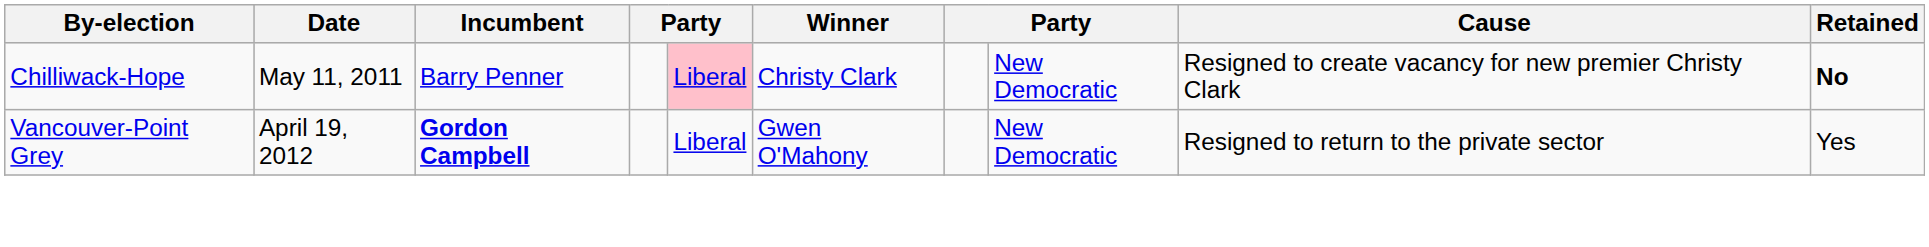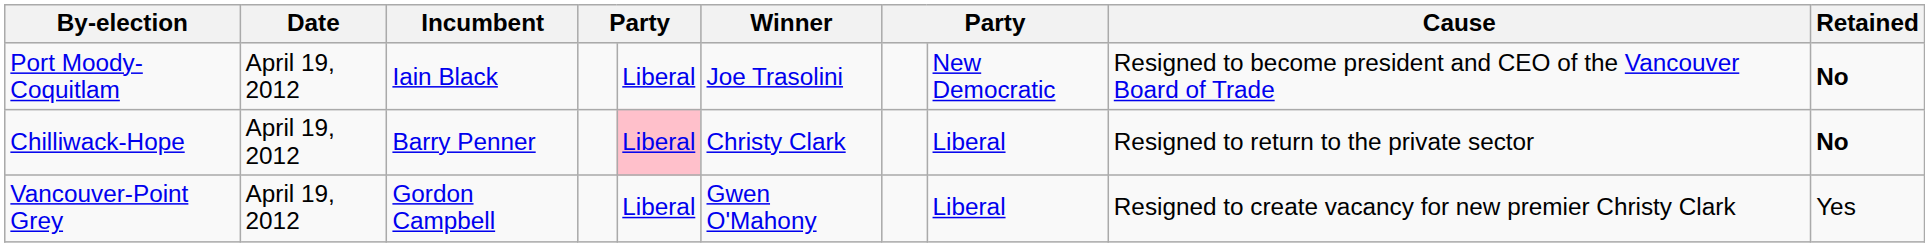+ row: (77, 76)
(331, 76) May 11, 2011 -> (290, 141) April 19, 2012
(1056, 76) New Democratic -> (969, 141) Liberal
(1463, 76) Resigned to create vacancy for new premier Christy Clark -> (1324, 141) Resigned to return to the private sector
(475, 141) bold -> (444, 207) normal
(1056, 141) New Democratic -> (969, 207) Liberal
(1394, 141) Resigned to return to the private sector -> (1425, 207) Resigned to create vacancy for new premier Christy Clark
